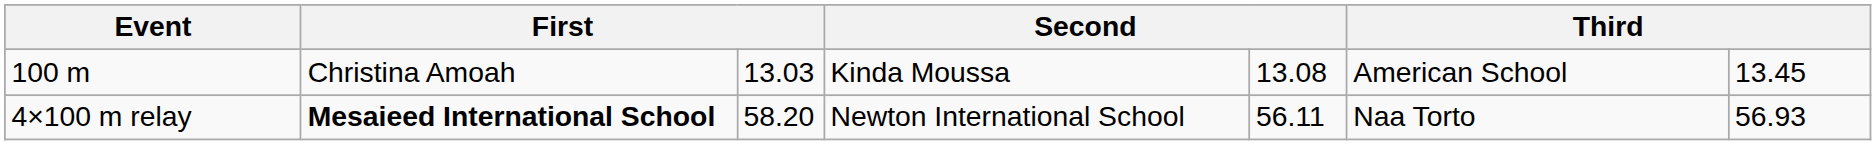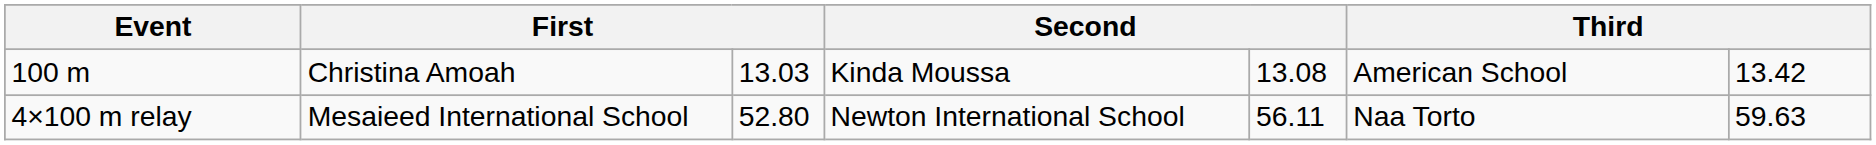(1770, 71) 13.45 -> (1770, 71) 13.42
(511, 116) bold -> (498, 116) normal
(779, 116) 58.20 -> (774, 116) 52.80
(1770, 116) 56.93 -> (1770, 116) 59.63
